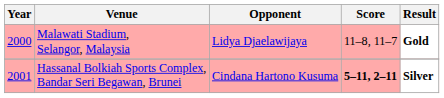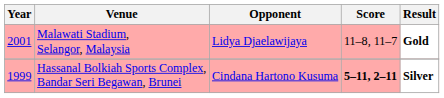(19, 41) 2000 -> (19, 41) 2001
(19, 76) 2001 -> (19, 76) 1999
